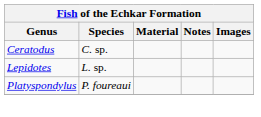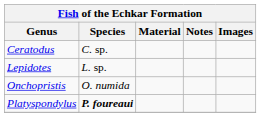+ row: (36, 85)
(106, 85) normal -> (107, 103) bold
